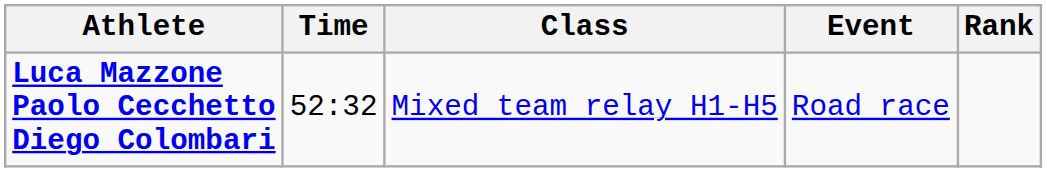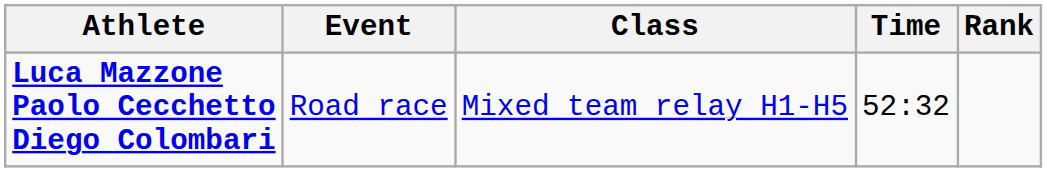columns swapped: (871, 29) <-> (334, 29)
